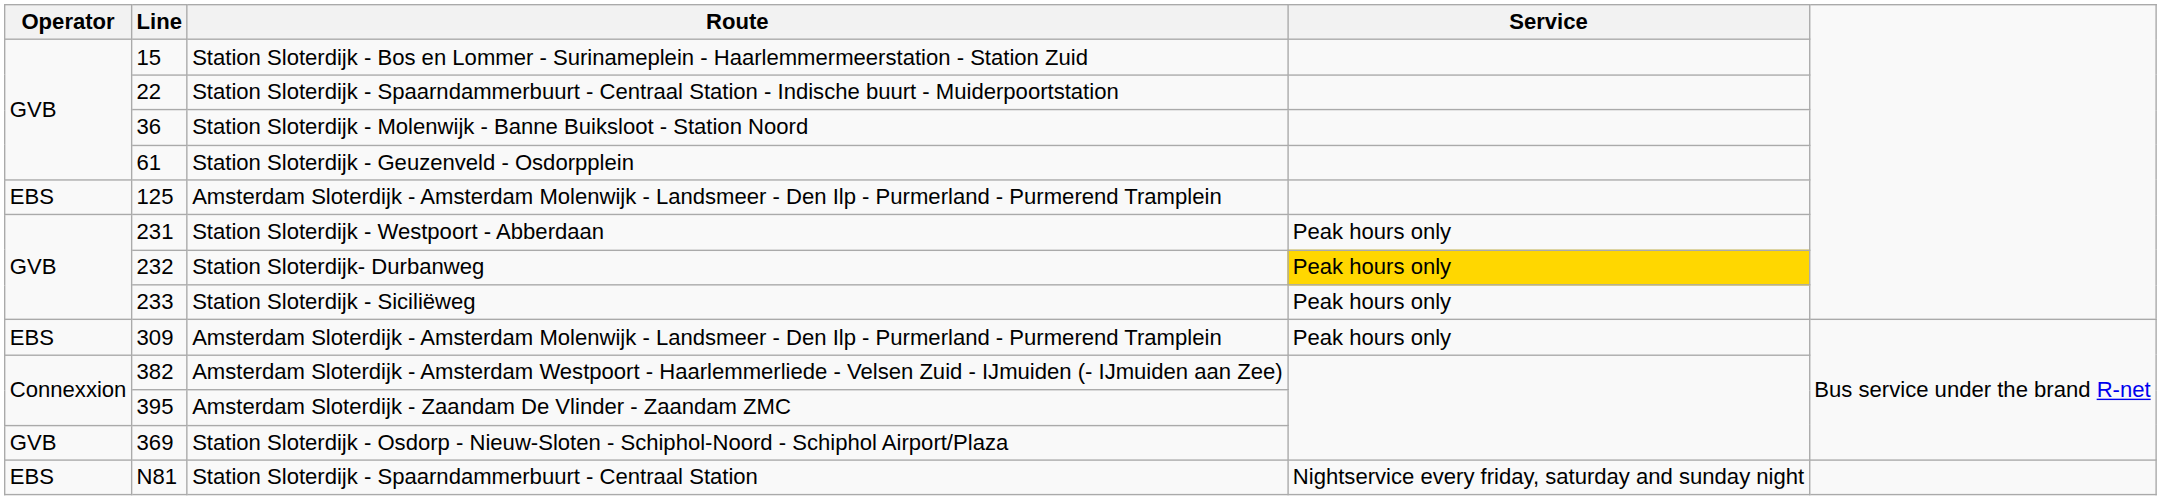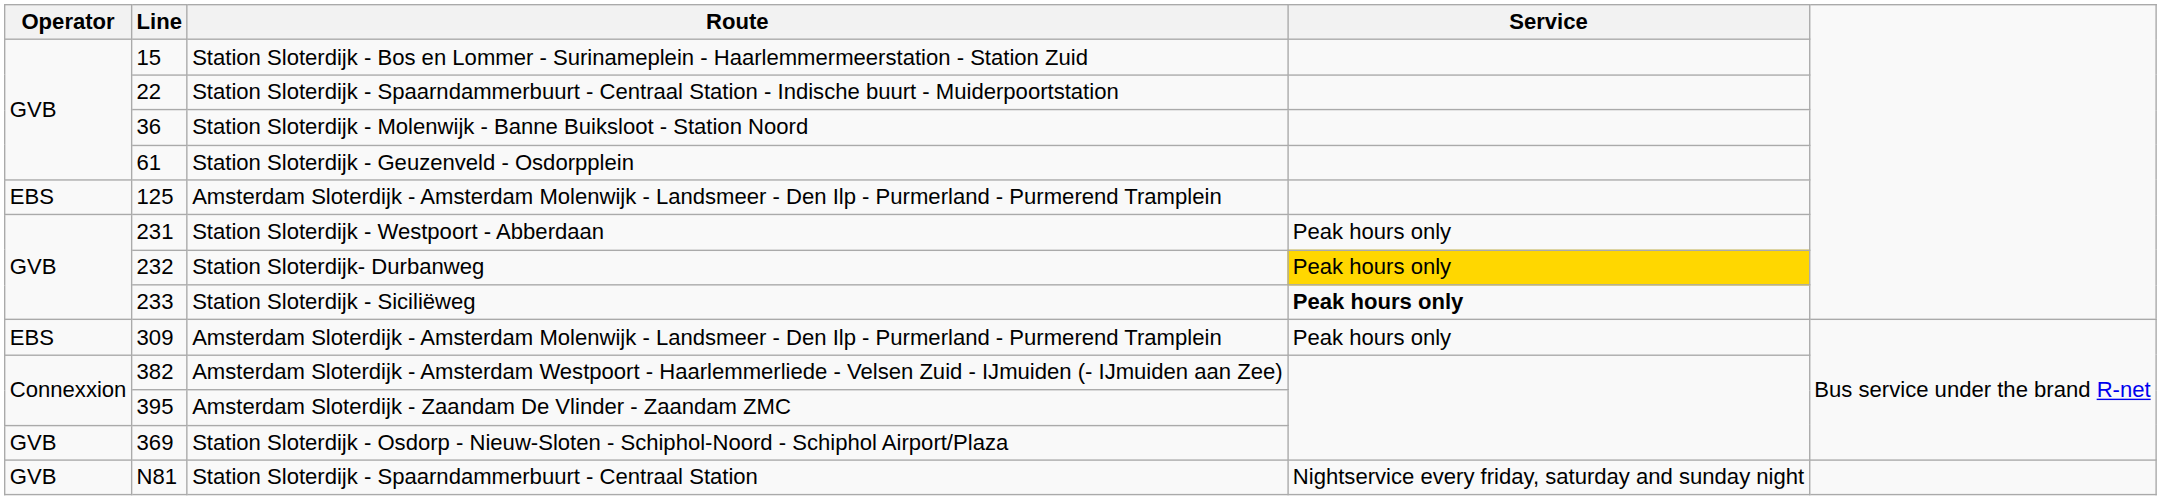(1372, 302) normal -> (1378, 302) bold
(32, 477) EBS -> (33, 477) GVB
